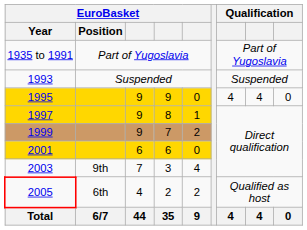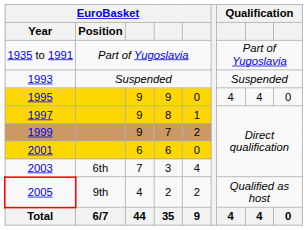(100, 168) 9th -> (100, 168) 6th
(101, 192) 6th -> (101, 192) 9th
